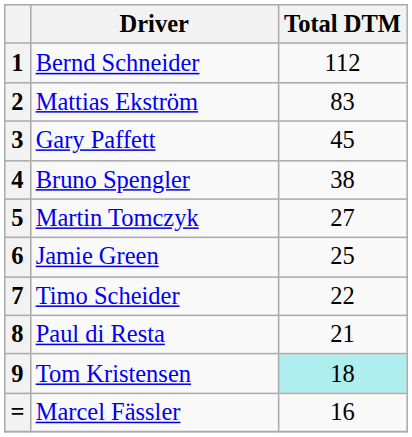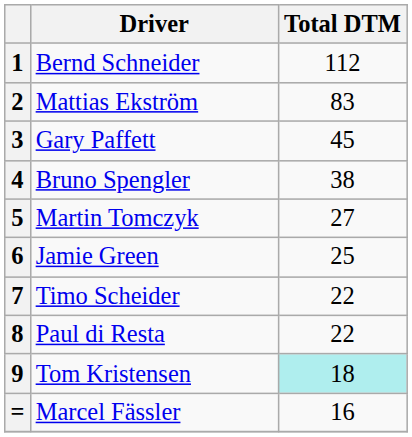(342, 334) 21 -> (342, 334) 22
